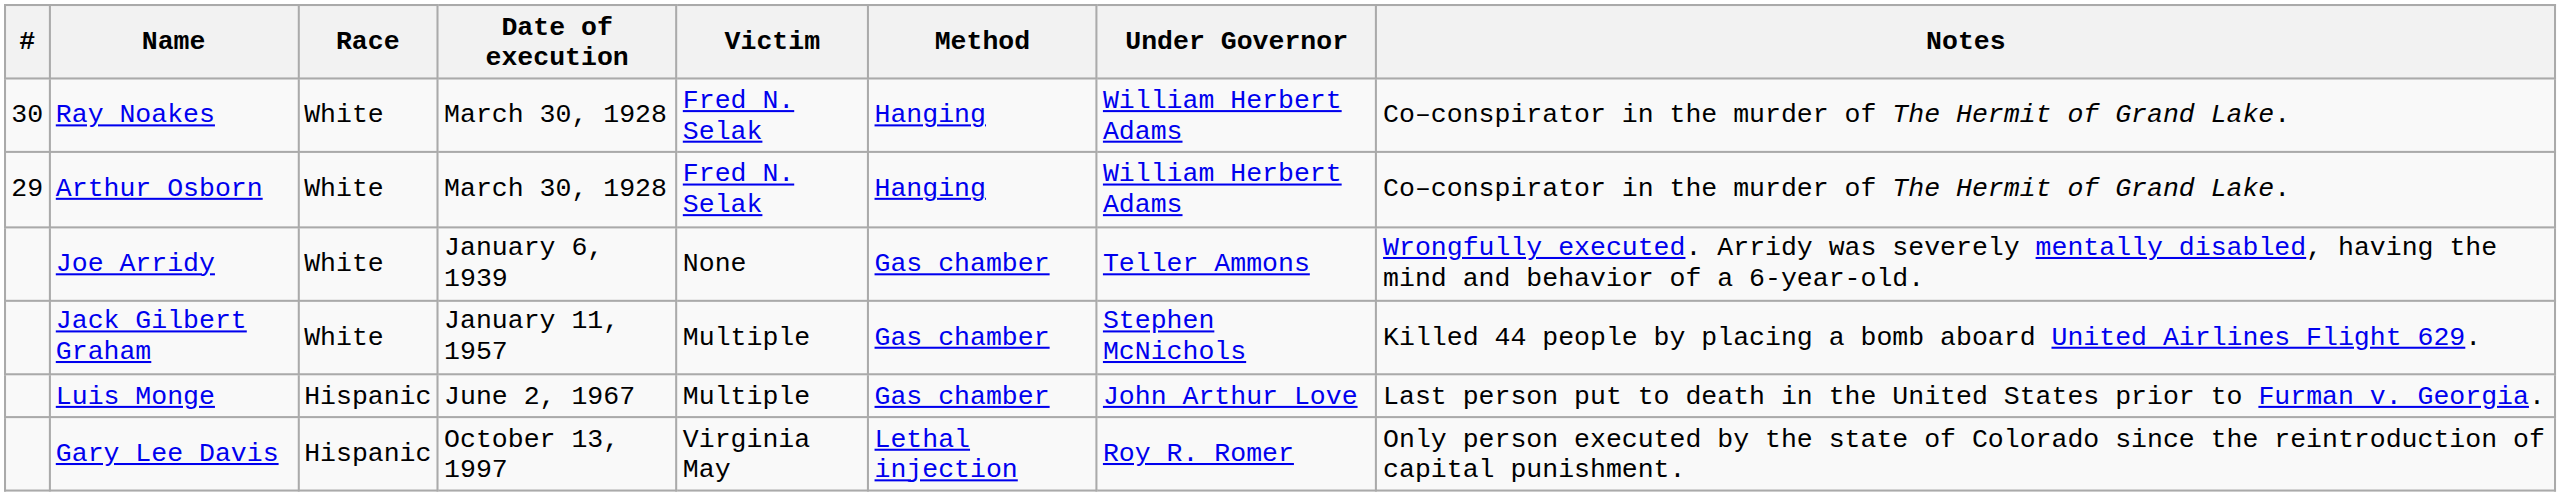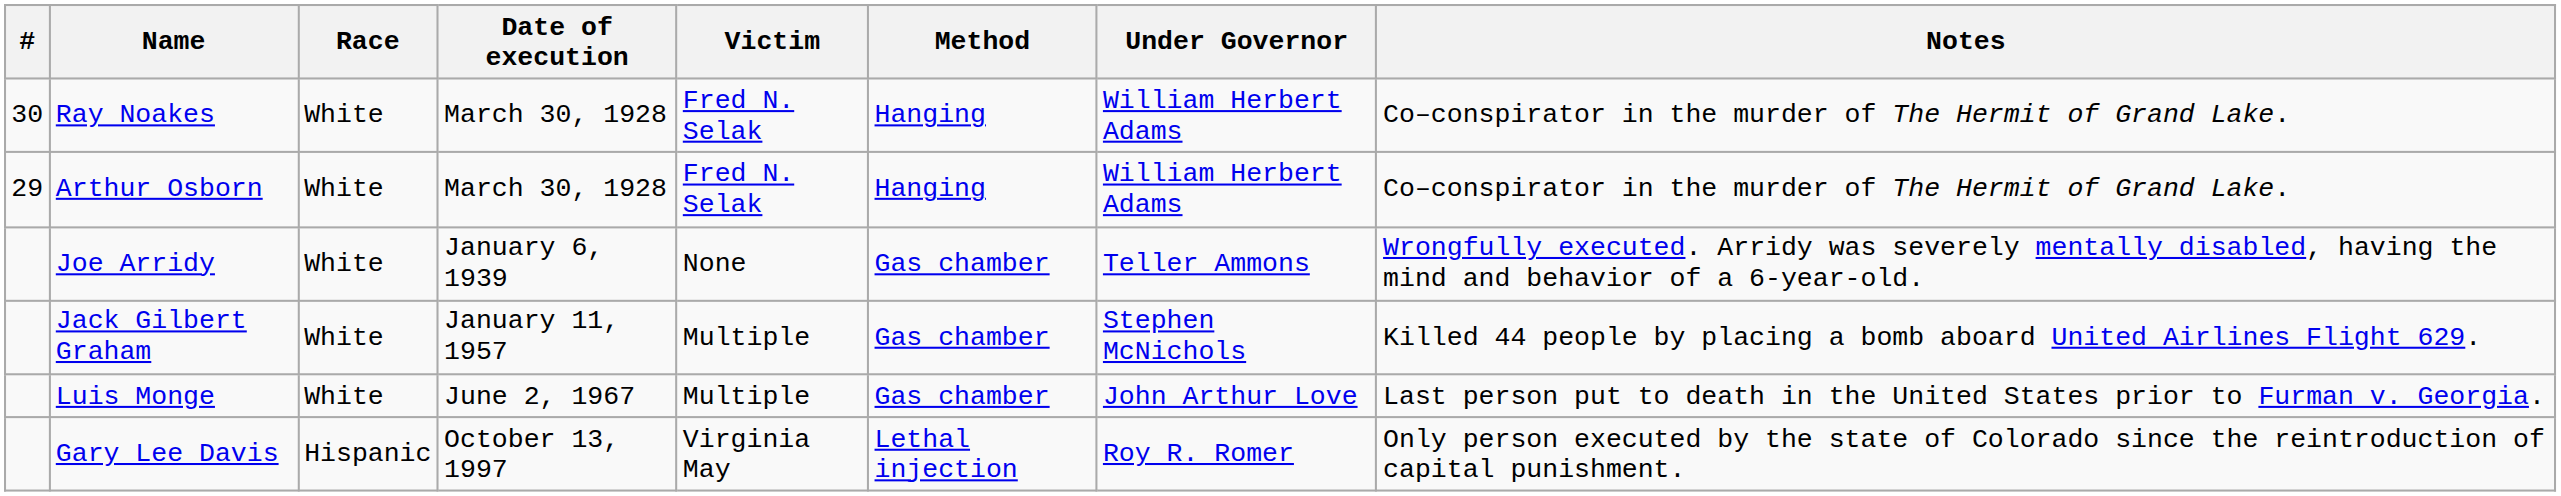(368, 396) Hispanic -> (344, 396) White
